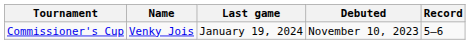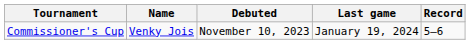columns swapped: (363, 13) <-> (251, 13)
